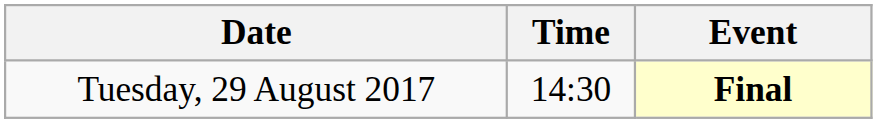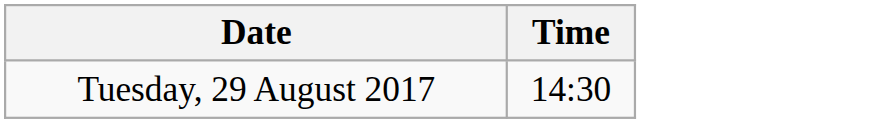- column: (753, 32)
